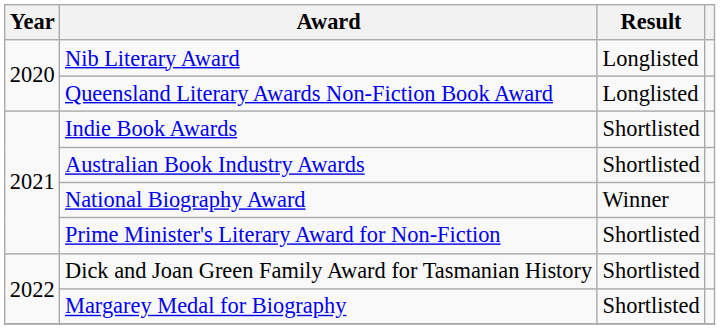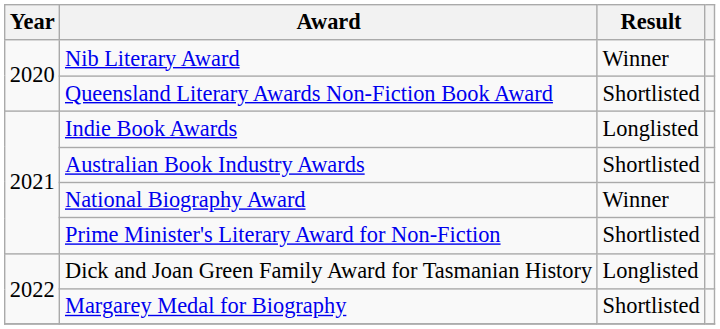(650, 57) Longlisted -> (636, 57) Winner
(650, 93) Longlisted -> (651, 93) Shortlisted
(651, 128) Shortlisted -> (650, 128) Longlisted
(651, 270) Shortlisted -> (650, 270) Longlisted
